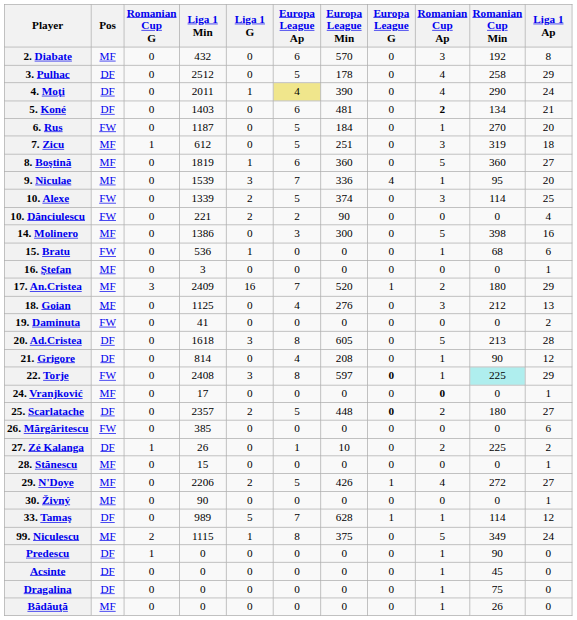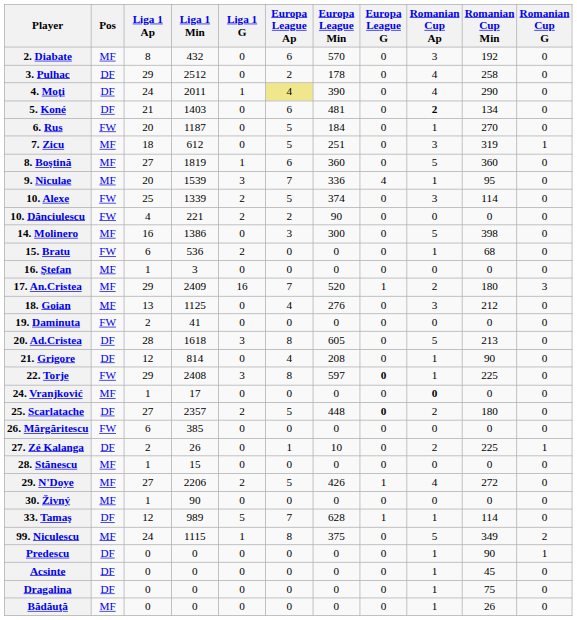columns swapped: (548, 25) <-> (152, 25)
(297, 74) 5 -> (289, 74) 2
(250, 251) 1 -> (242, 251) 2
(497, 376) paleturquoise background -> (490, 376) no background
